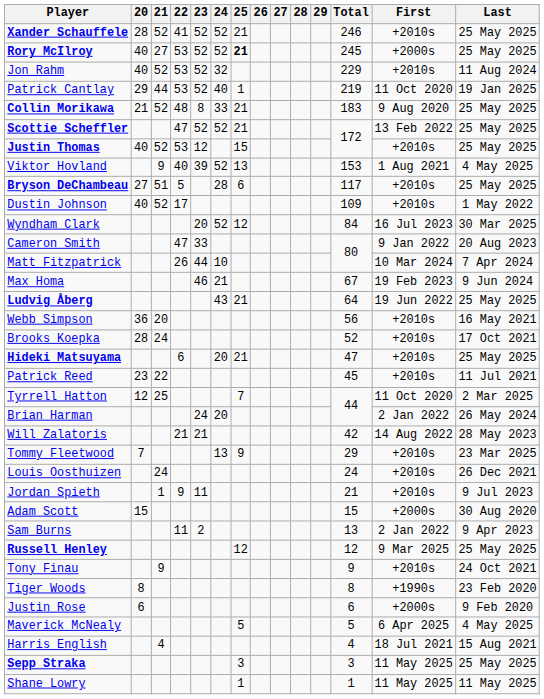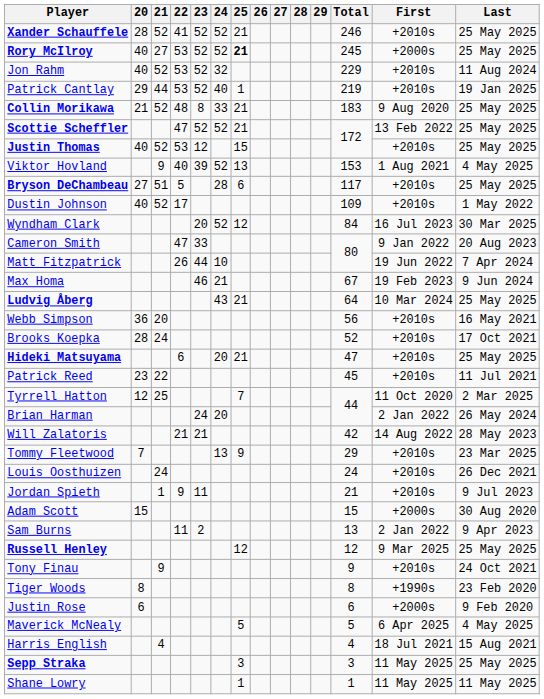(414, 91) 11 Oct 2020 -> (414, 91) +2010s
(414, 263) 10 Mar 2024 -> (414, 263) 19 Jun 2022
(414, 301) 19 Jun 2022 -> (414, 301) 10 Mar 2024
